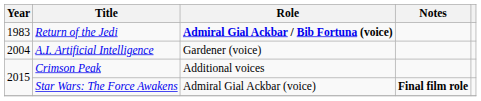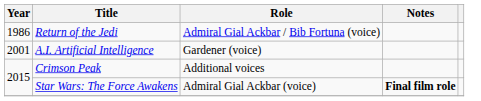(19, 31) 1983 -> (19, 31) 1986
(288, 31) bold -> (282, 31) normal
(19, 50) 2004 -> (19, 50) 2001
